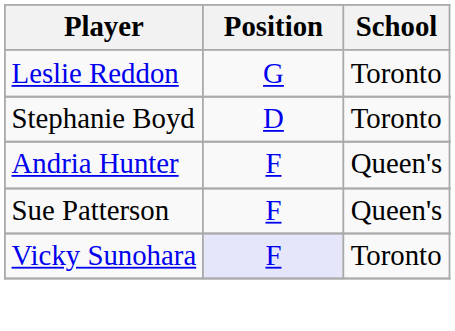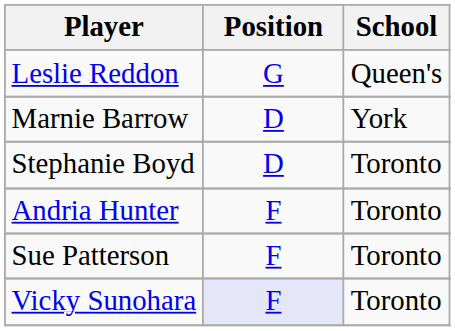(396, 73) Toronto -> (397, 73) Queen's
+ row: (100, 118)
(397, 164) Queen's -> (396, 210) Toronto
(397, 210) Queen's -> (396, 255) Toronto
